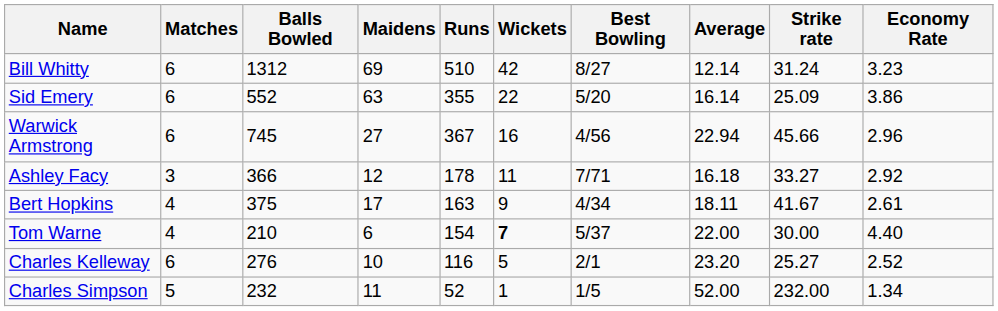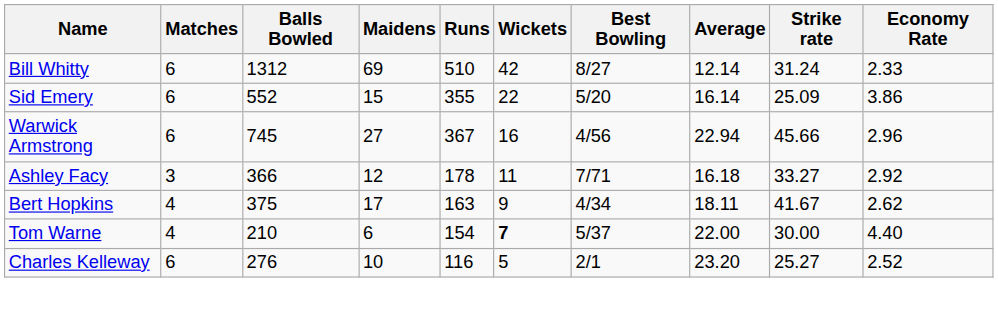(885, 68) 3.23 -> (885, 68) 2.33
(373, 97) 63 -> (373, 97) 15
(885, 204) 2.61 -> (885, 204) 2.62
- row: (78, 291)
